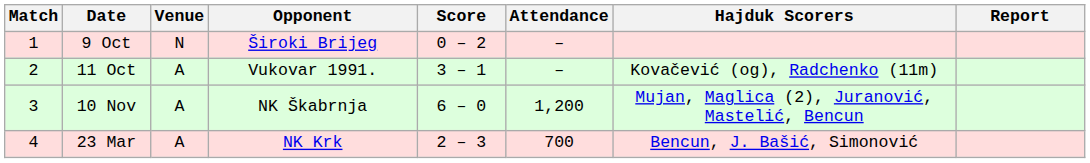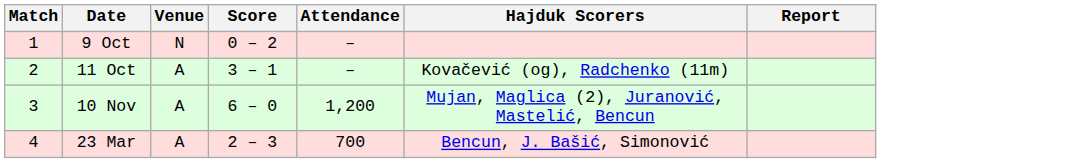- column: (313, 18)
